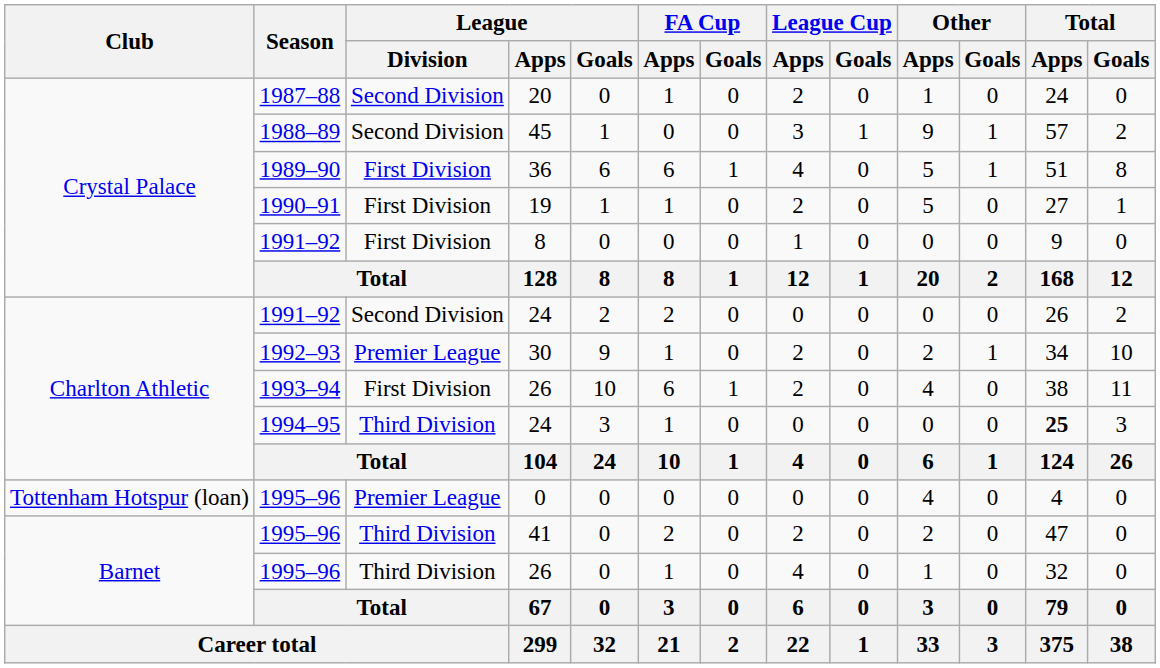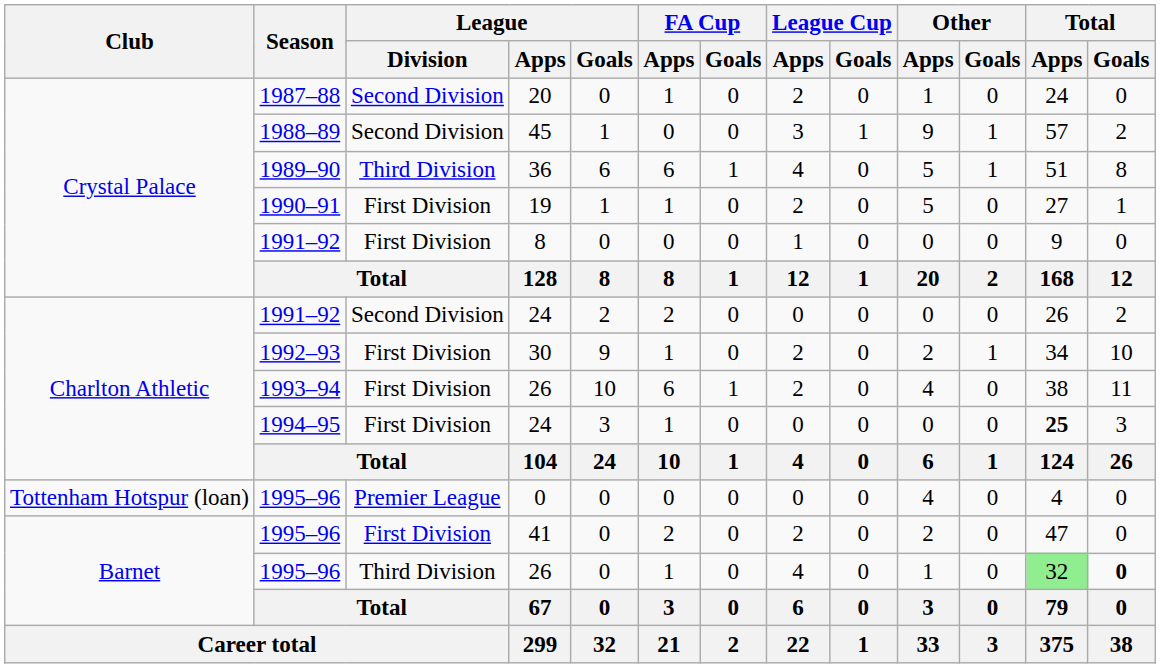(427, 168) First Division -> (427, 168) Third Division
(427, 351) Premier League -> (427, 351) First Division
(427, 424) Third Division -> (427, 424) First Division
(427, 534) Third Division -> (427, 534) First Division
(1057, 570) no background -> (1057, 570) lightgreen background
(1121, 570) normal -> (1121, 570) bold
